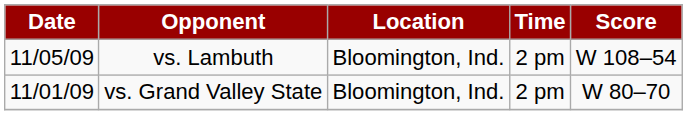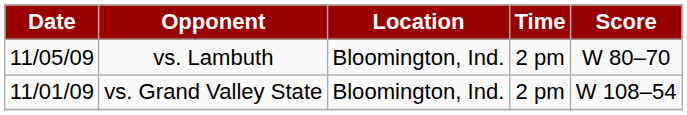(626, 57) W 108–54 -> (626, 57) W 80–70
(626, 92) W 80–70 -> (626, 92) W 108–54
